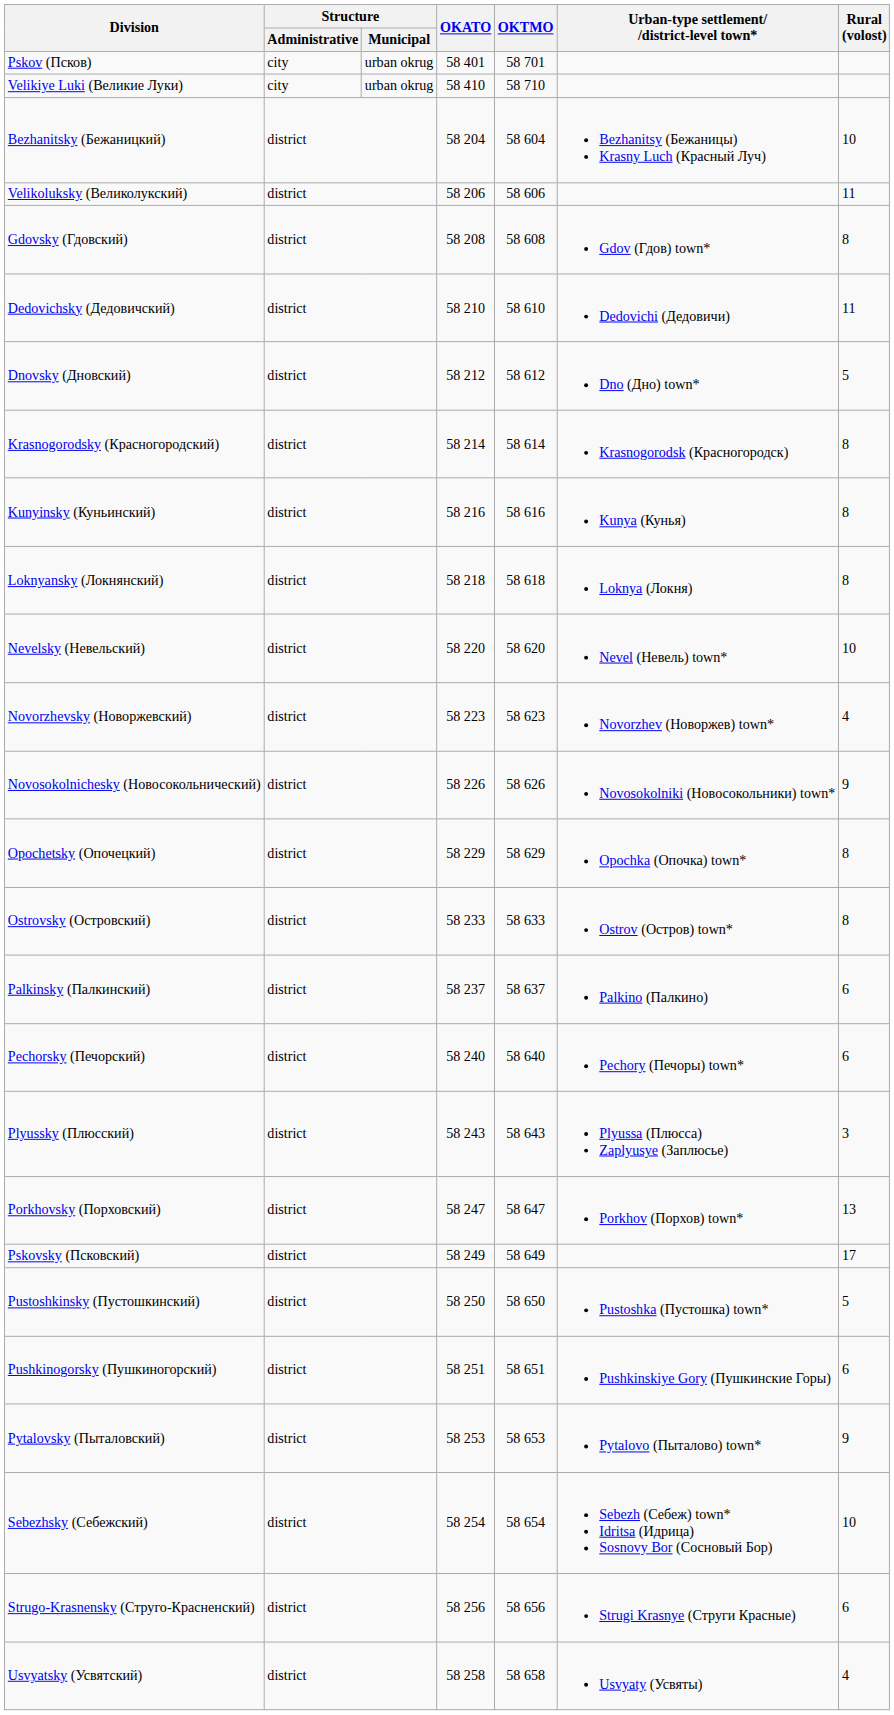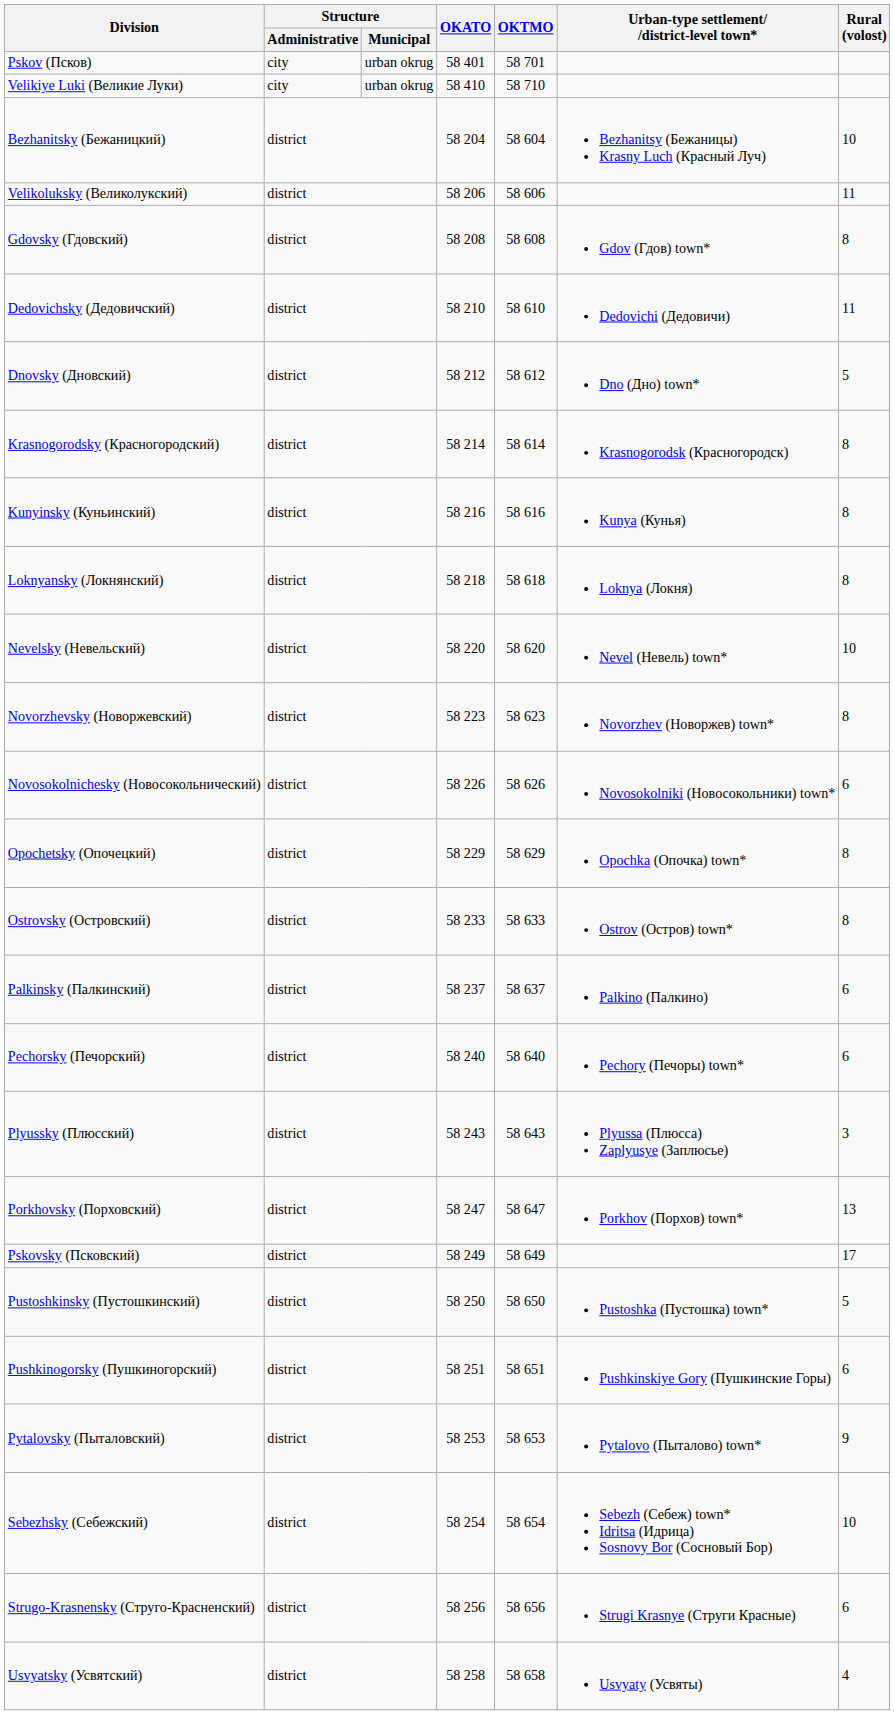(845, 717) 4 -> (845, 717) 8
(845, 785) 9 -> (845, 785) 6
